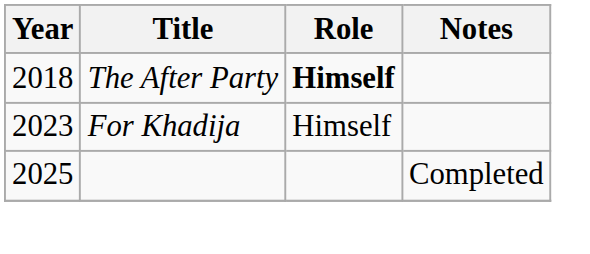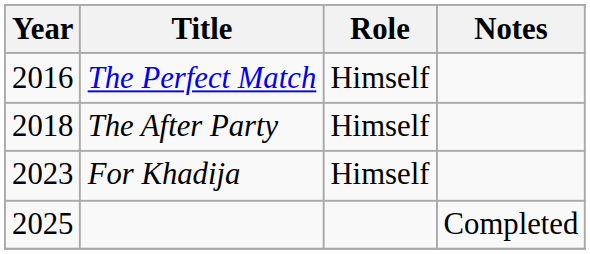+ row: (43, 77)
(344, 77) bold -> (380, 126) normal
